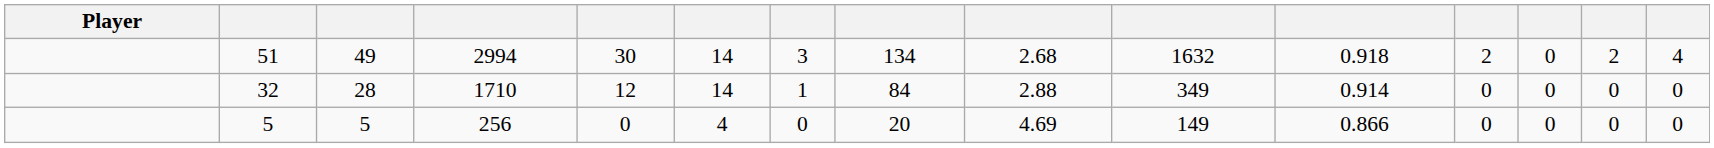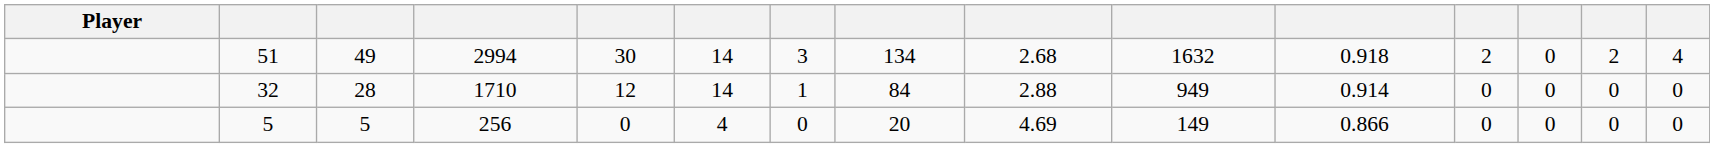(1193, 90) 349 -> (1193, 90) 949
